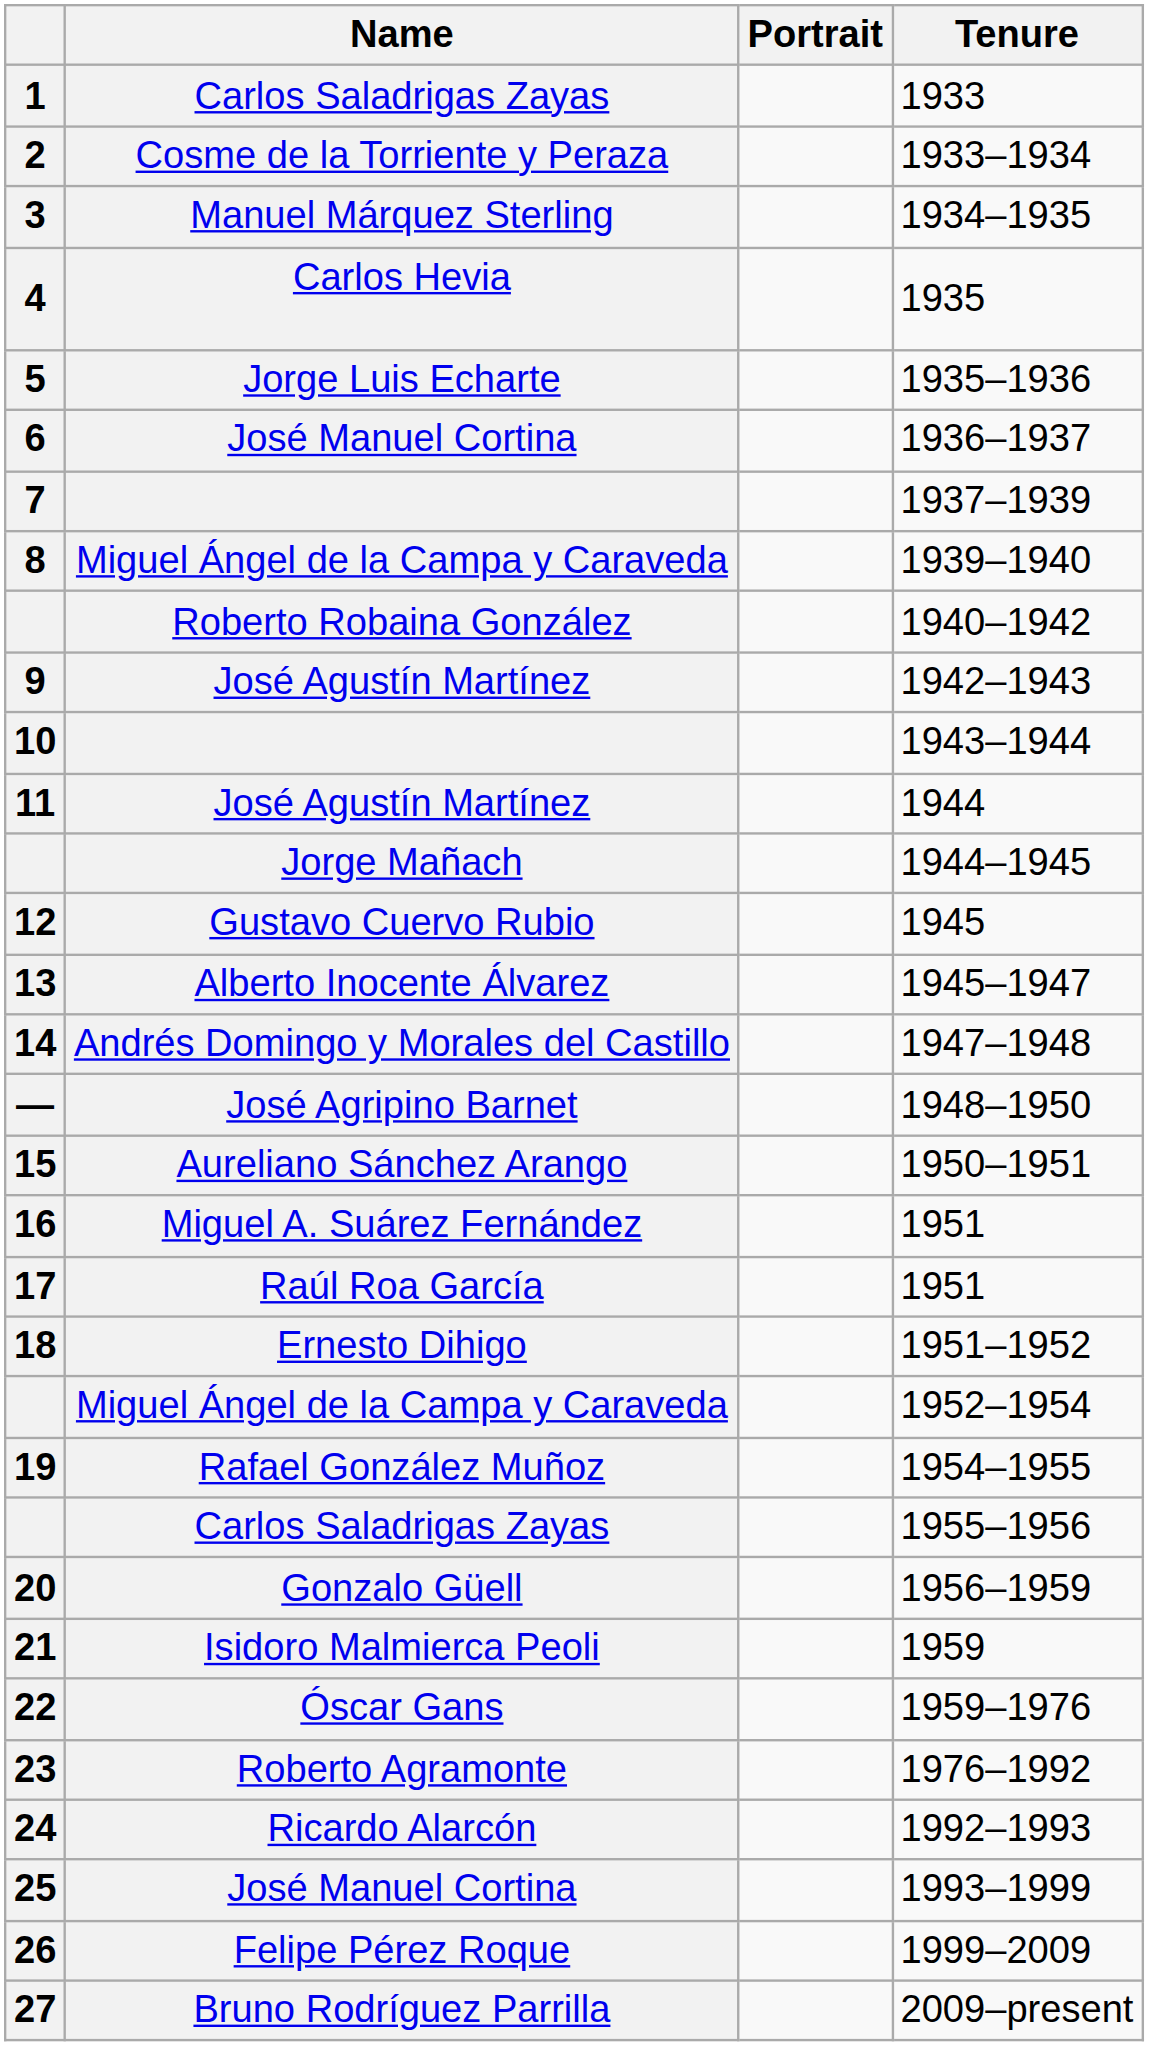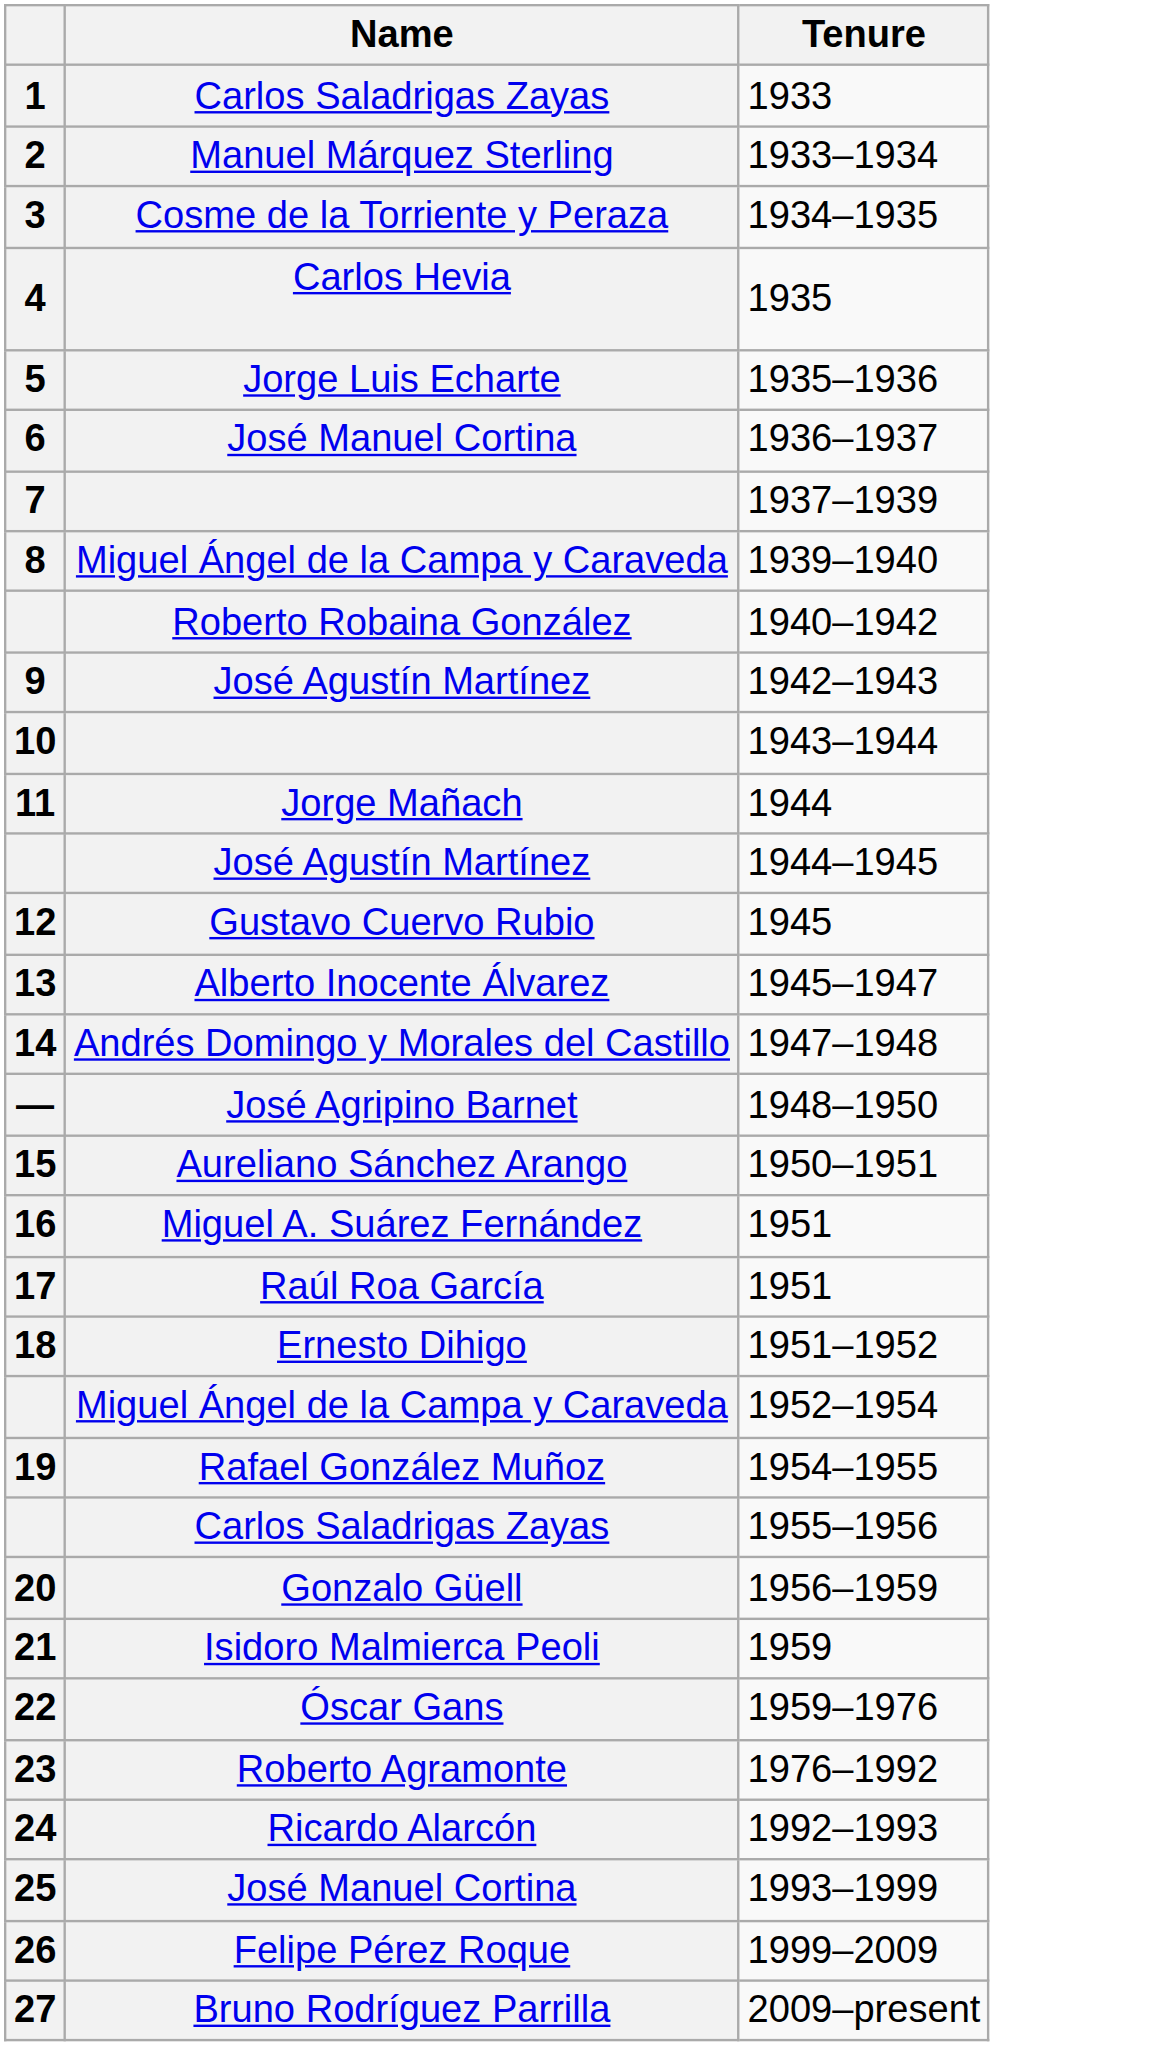- column: (815, 34)
(402, 155) Cosme de la Torriente y Peraza -> (402, 155) Manuel Márquez Sterling
(402, 215) Manuel Márquez Sterling -> (402, 215) Cosme de la Torriente y Peraza
(402, 802) José Agustín Martínez -> (402, 802) Jorge Mañach
(402, 862) Jorge Mañach -> (402, 862) José Agustín Martínez
